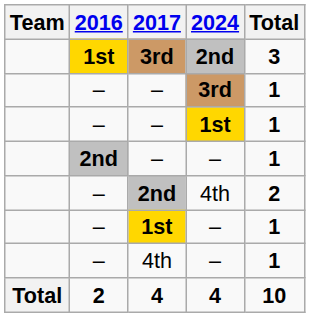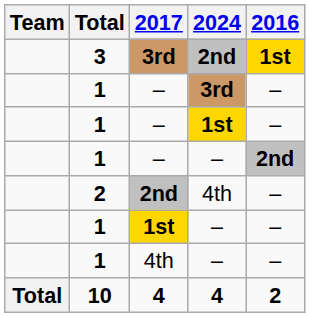columns swapped: (99, 22) <-> (274, 22)
